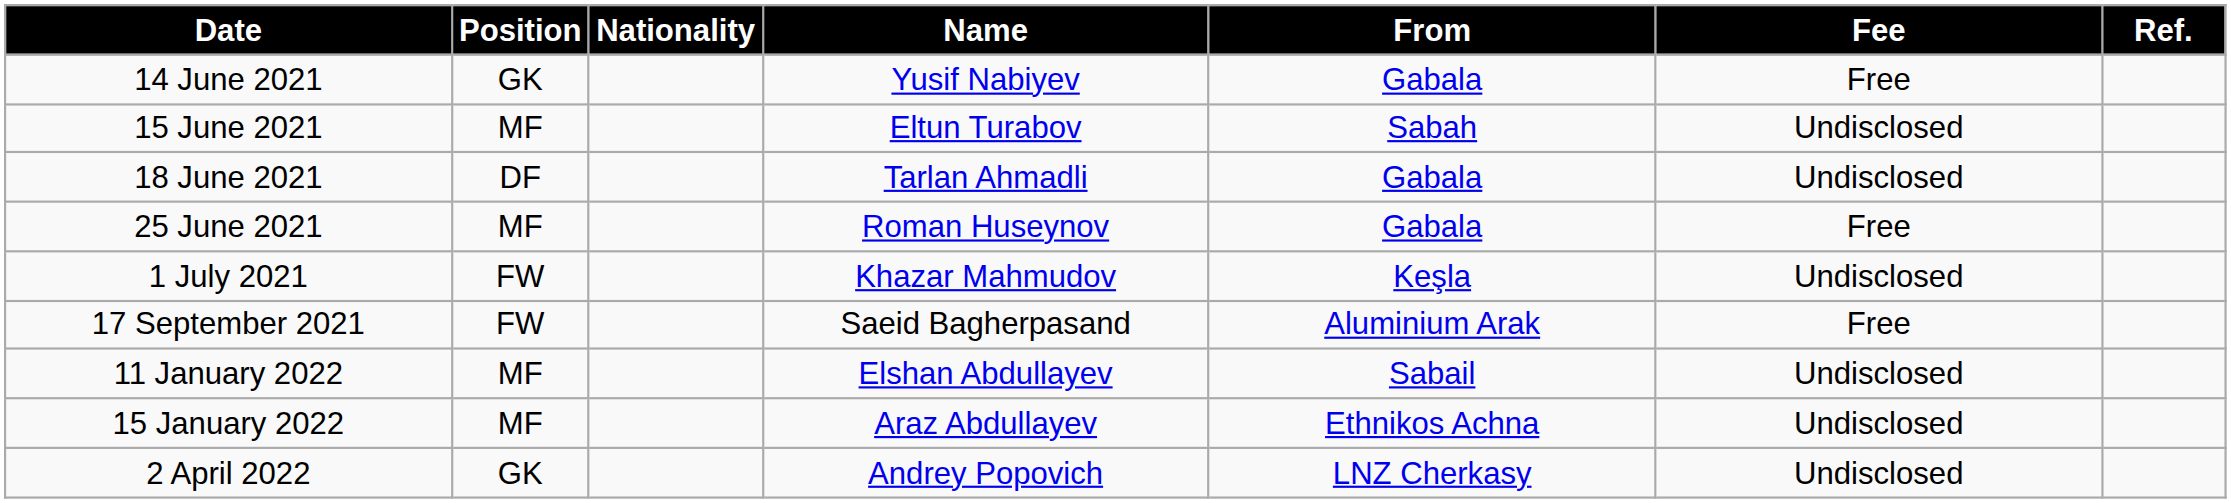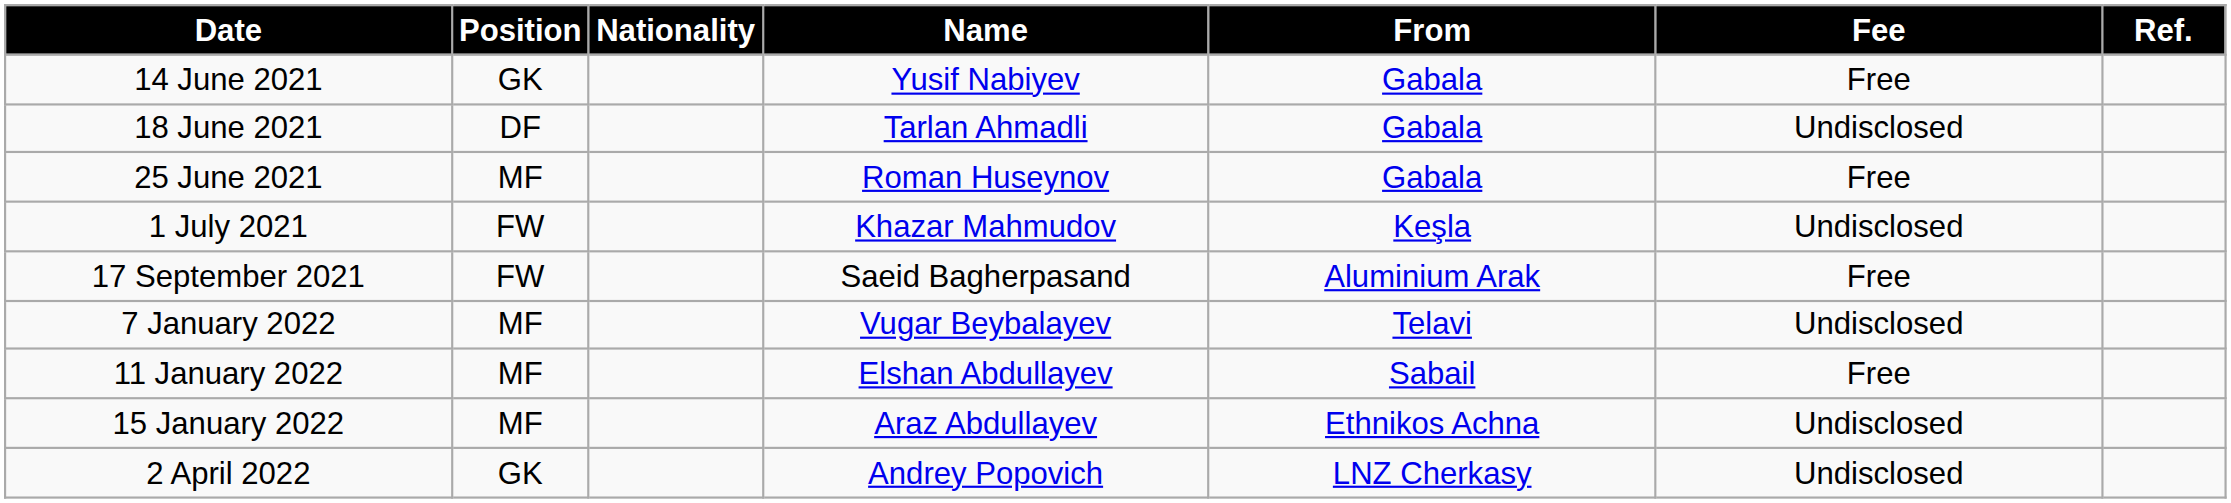- row: (228, 128)
+ row: (228, 325)
(1879, 374) Undisclosed -> (1879, 374) Free
